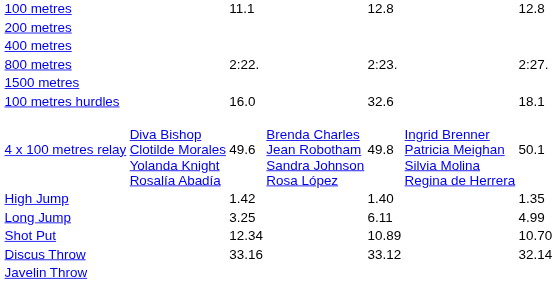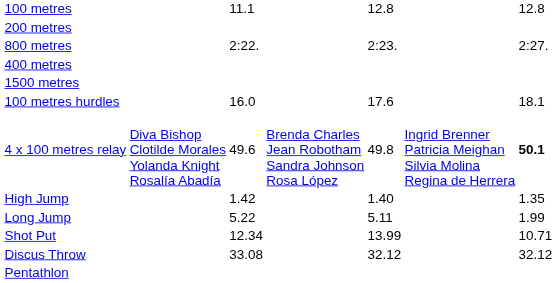rows swapped: (38, 46) <-> (38, 64)
(381, 101) 32.6 -> (381, 101) 17.6
(532, 150) normal -> (532, 150) bold
(242, 217) 3.25 -> (242, 217) 5.22
(380, 217) 6.11 -> (380, 217) 5.11
(532, 217) 4.99 -> (532, 217) 1.99
(384, 235) 10.89 -> (384, 235) 13.99
(535, 235) 10.70 -> (535, 235) 10.71
(246, 254) 33.16 -> (246, 254) 33.08
(384, 254) 33.12 -> (384, 254) 32.12
(535, 254) 32.14 -> (535, 254) 32.12
- row: (46, 272)
+ row: (37, 272)
